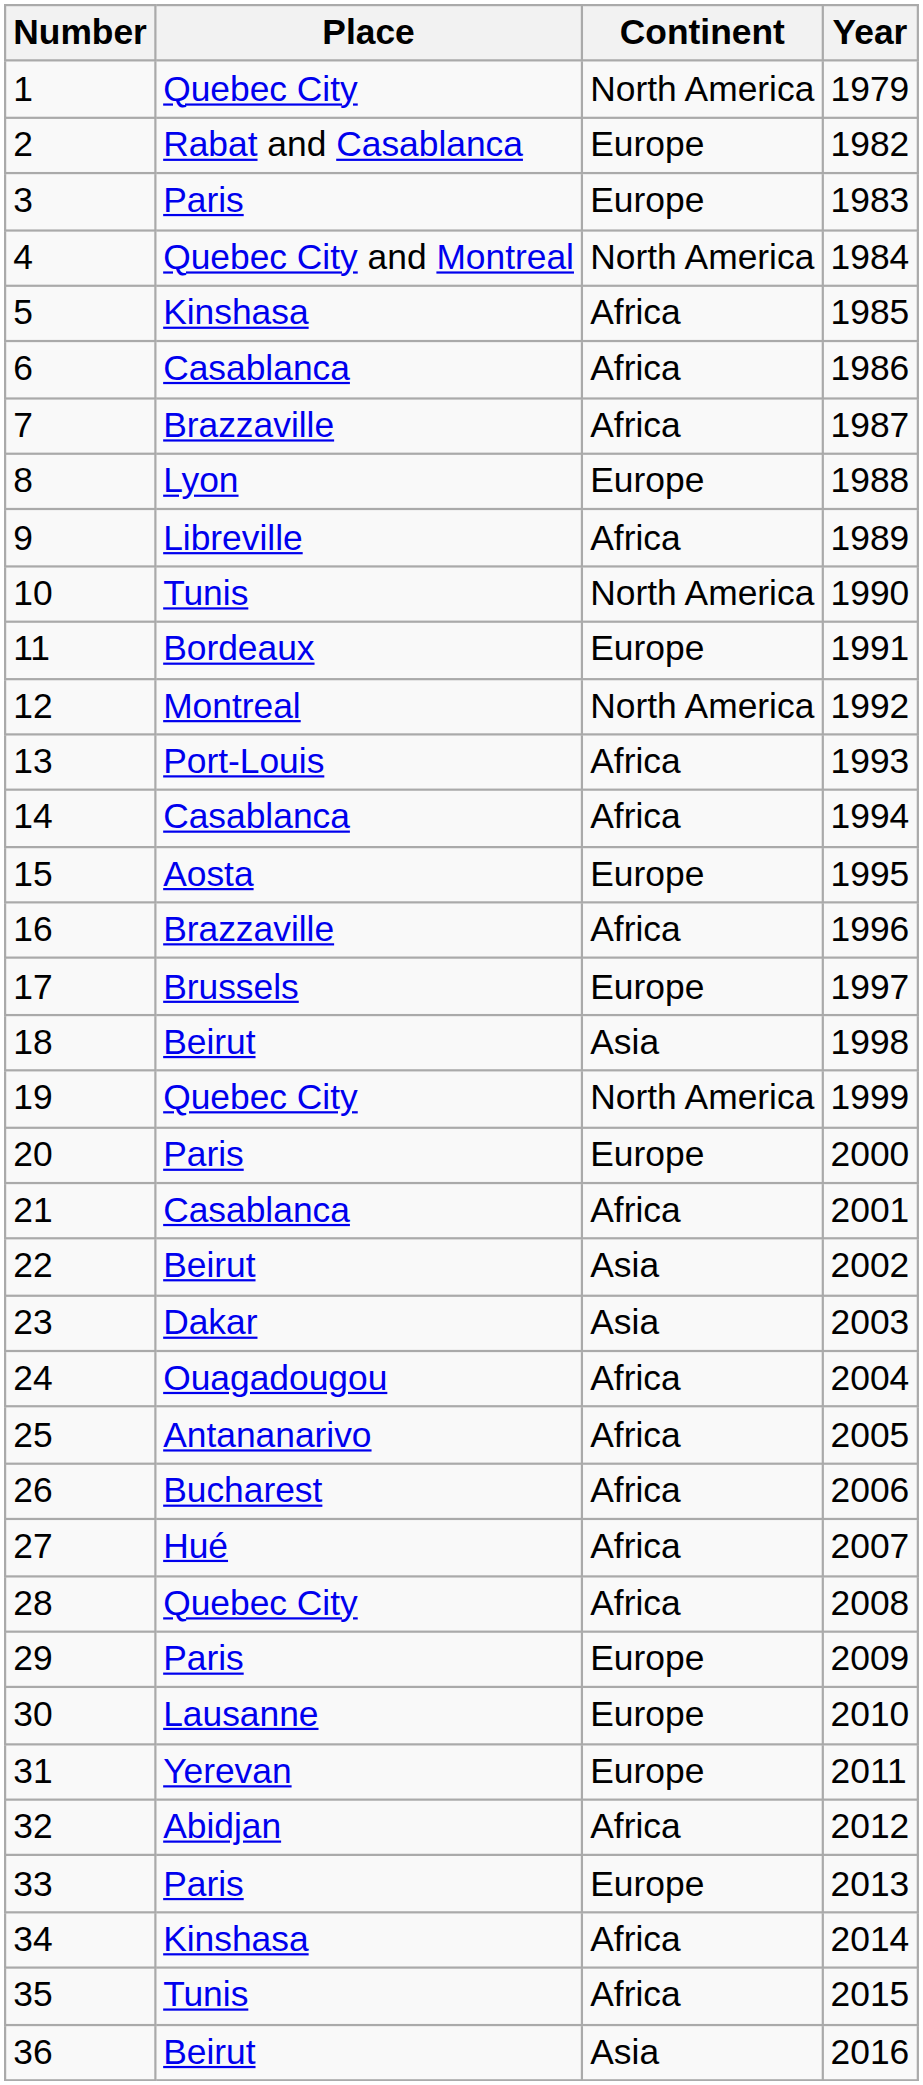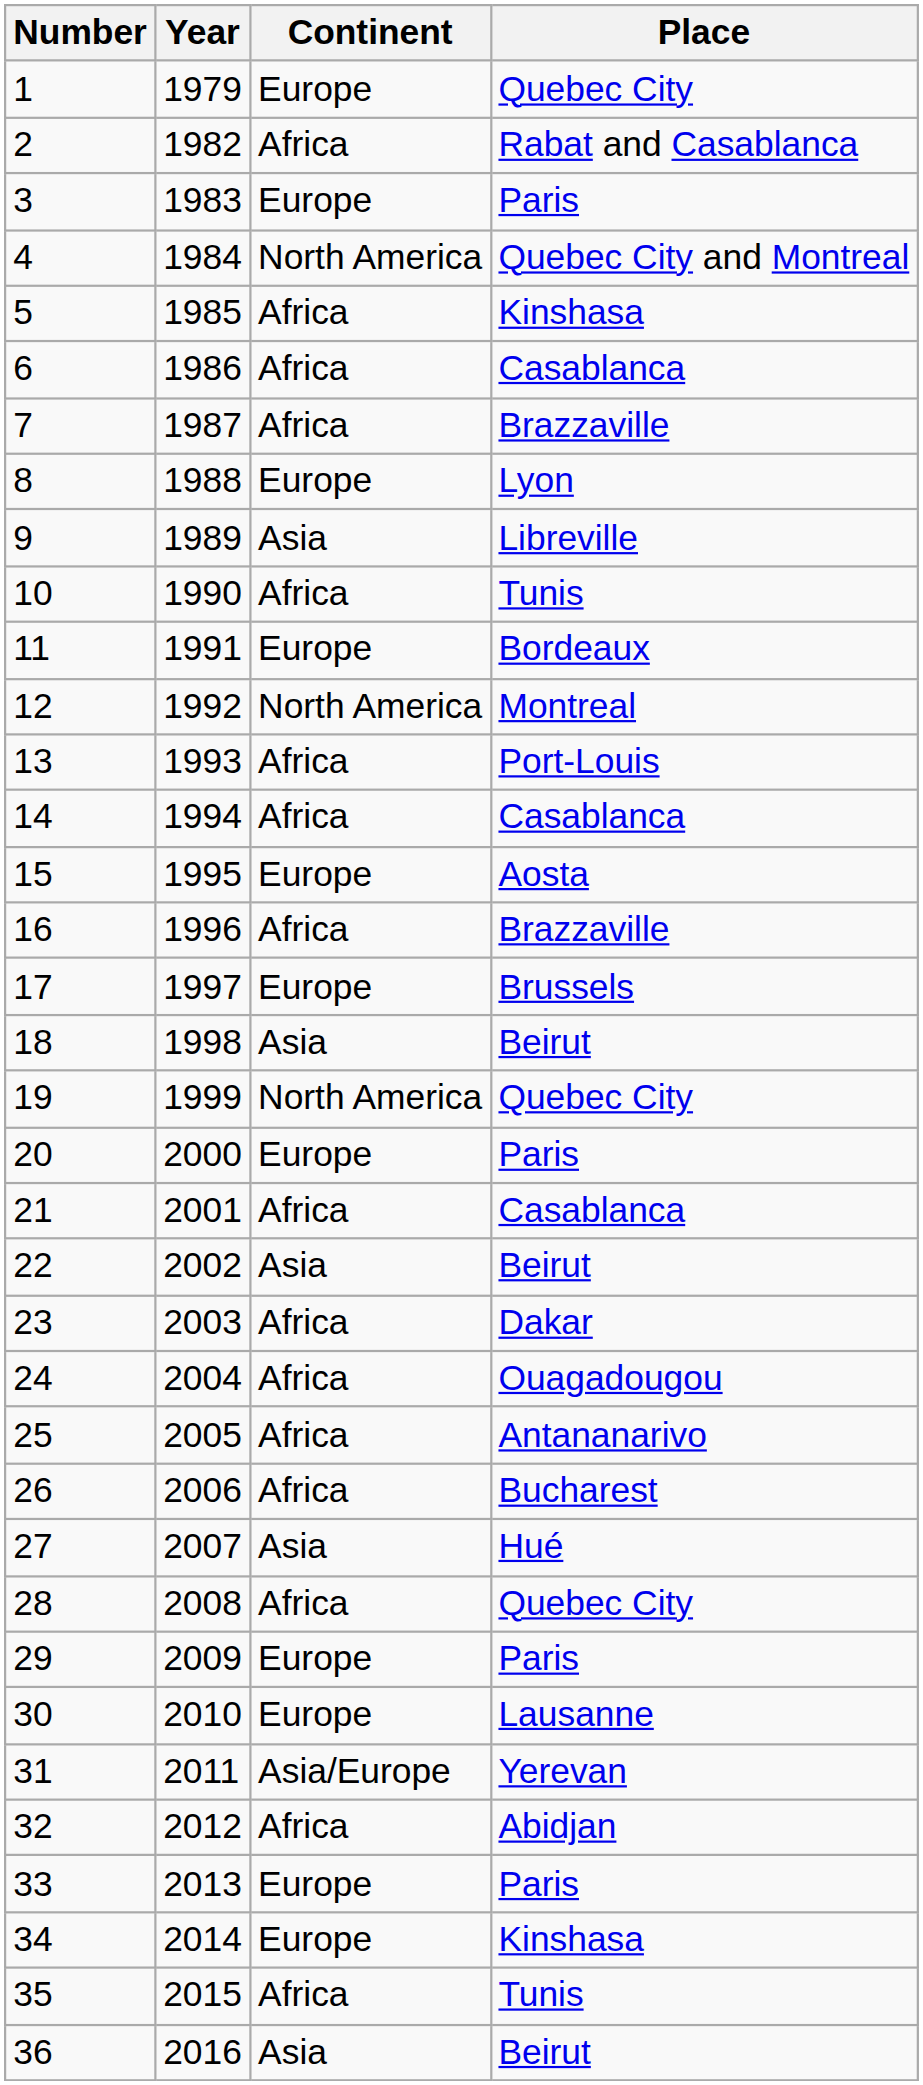columns swapped: (369, 32) <-> (870, 32)
(702, 88) North America -> (315, 88) Europe
(647, 144) Europe -> (303, 144) Africa
(635, 537) Africa -> (293, 537) Asia
(702, 593) North America -> (303, 593) Africa
(625, 1322) Asia -> (303, 1322) Africa
(635, 1546) Africa -> (293, 1546) Asia
(647, 1770) Europe -> (354, 1770) Asia/Europe
(635, 1939) Africa -> (315, 1939) Europe
